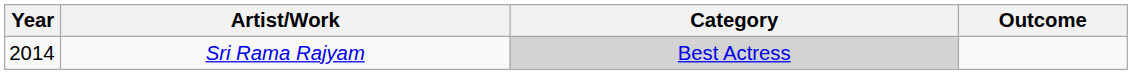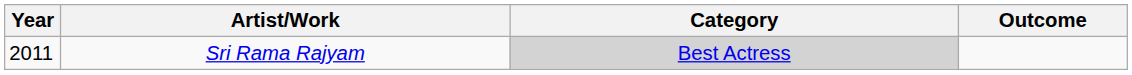(32, 52) 2014 -> (31, 52) 2011
